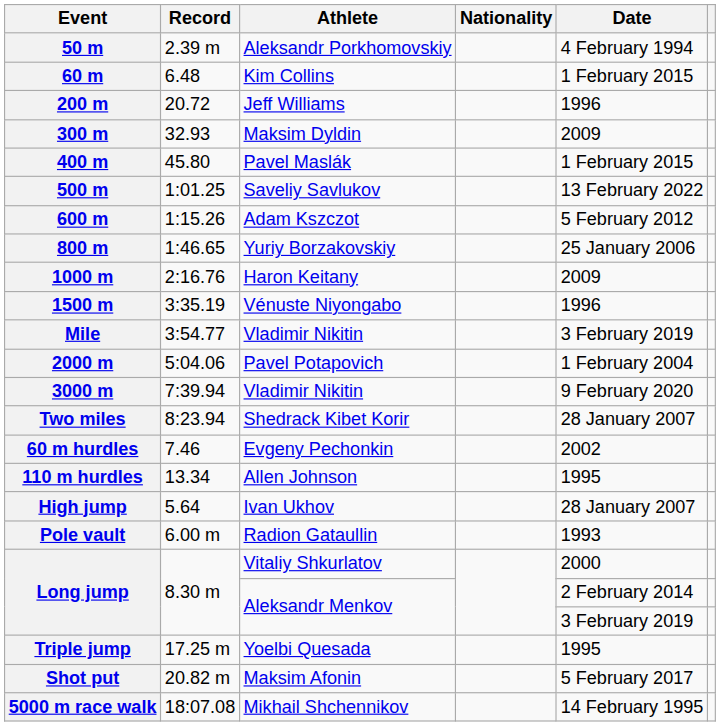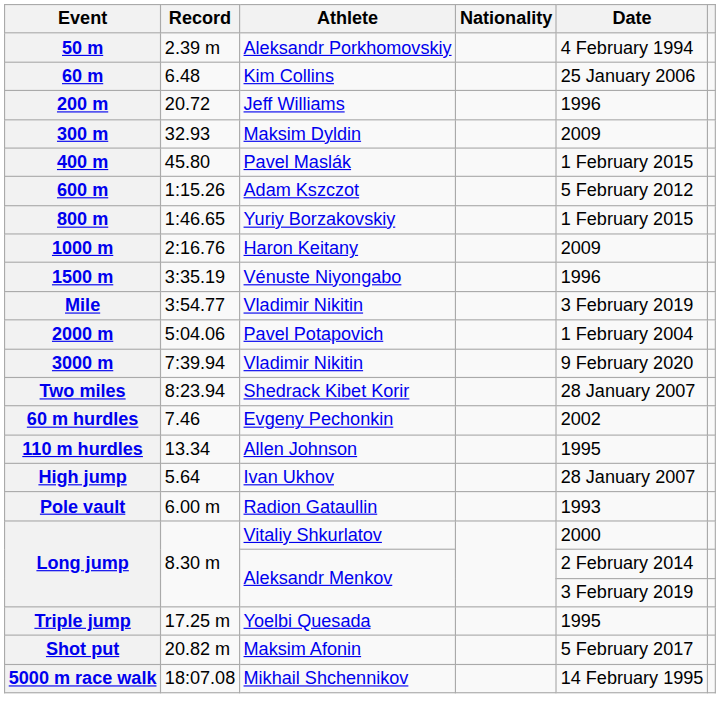(627, 76) 1 February 2015 -> (628, 76) 25 January 2006
- row: (83, 190)
(628, 248) 25 January 2006 -> (627, 219) 1 February 2015
